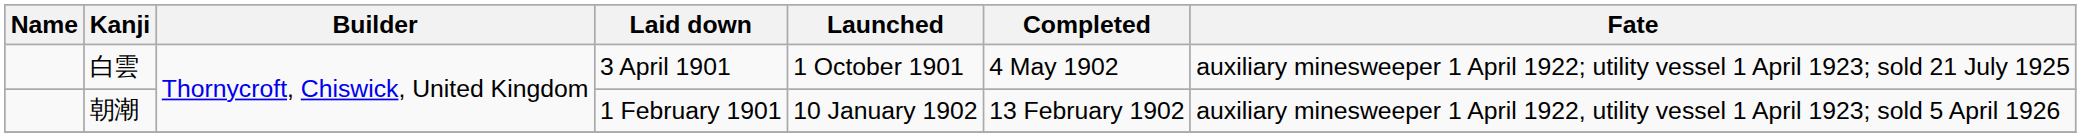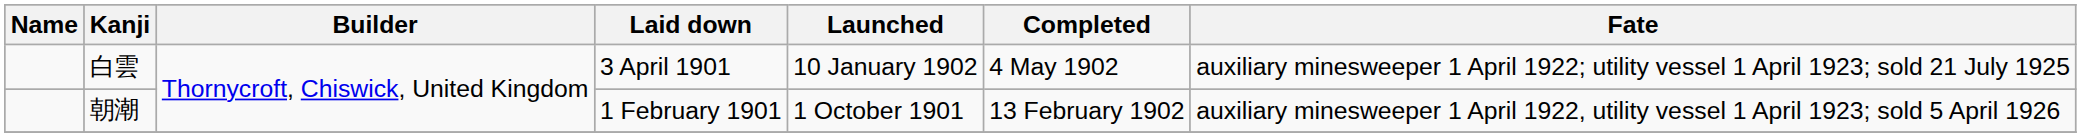(878, 67) 1 October 1901 -> (885, 67) 10 January 1902
(885, 111) 10 January 1902 -> (878, 111) 1 October 1901
